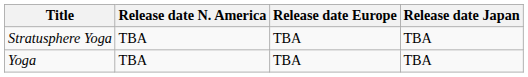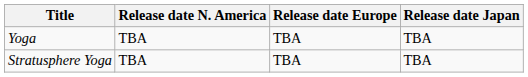rows swapped: (60, 38) <-> (22, 60)
